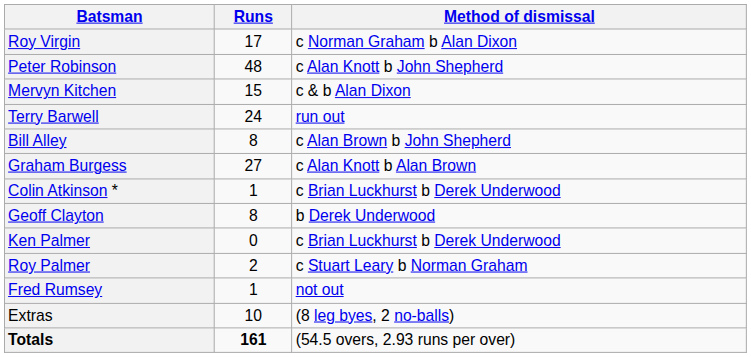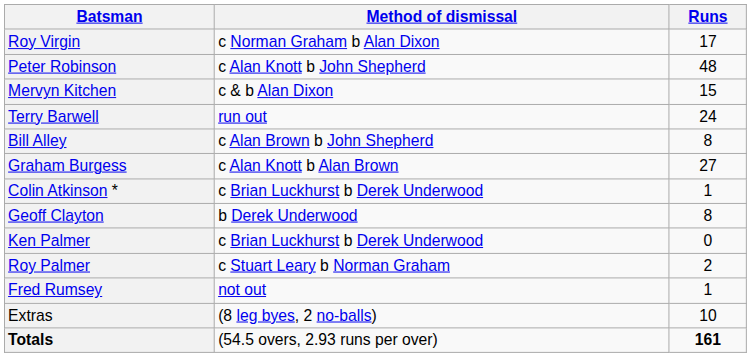columns swapped: (519, 16) <-> (253, 16)
